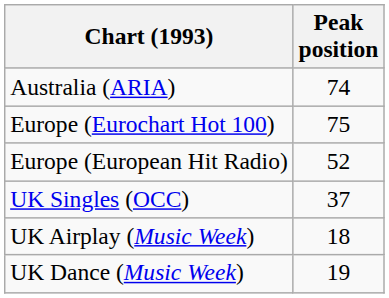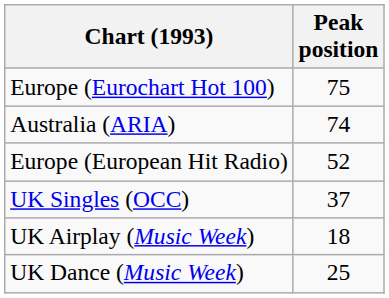rows swapped: (93, 86) <-> (142, 124)
(338, 273) 19 -> (338, 273) 25
